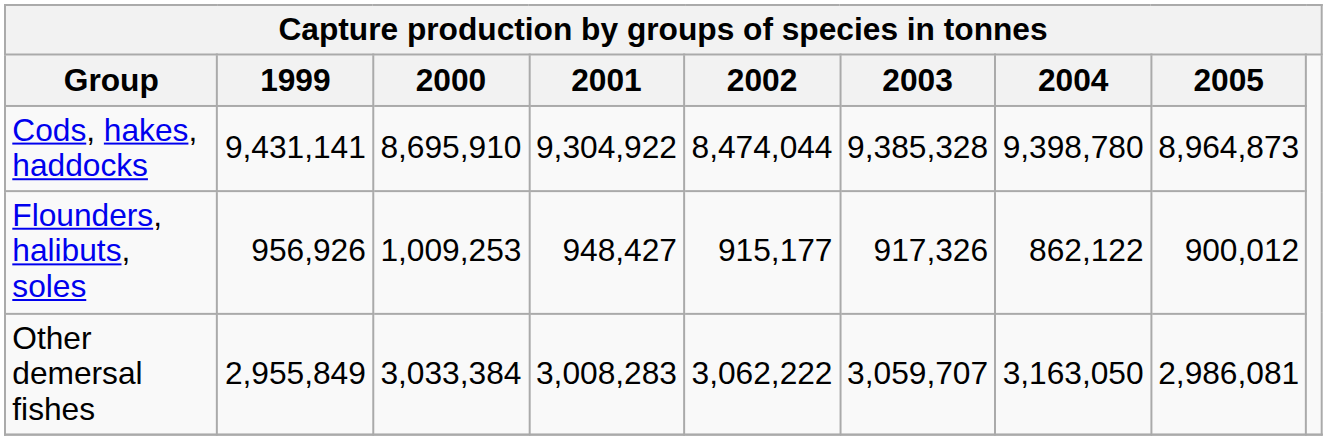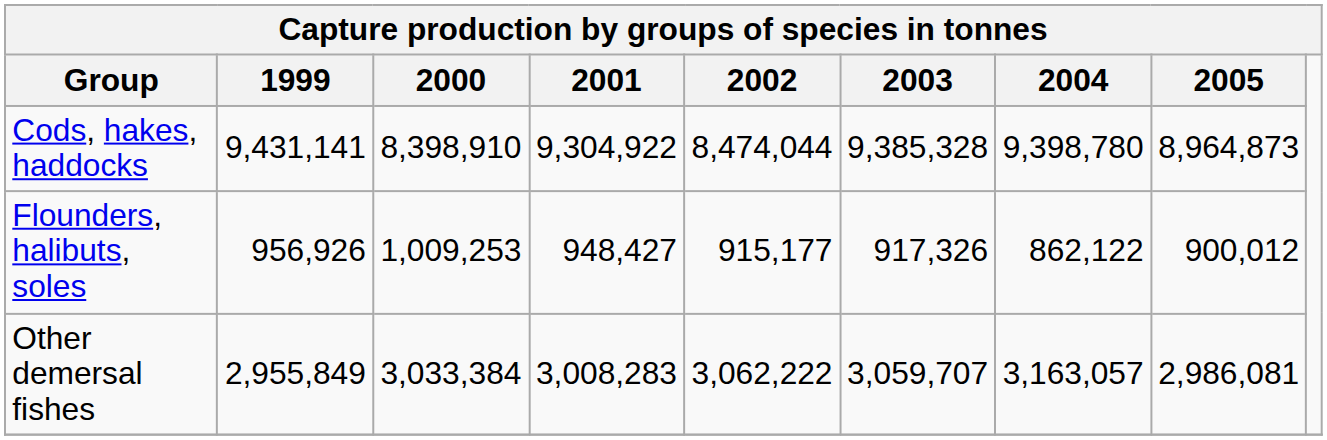(451, 147) 8,695,910 -> (451, 147) 8,398,910
(1073, 373) 3,163,050 -> (1073, 373) 3,163,057
